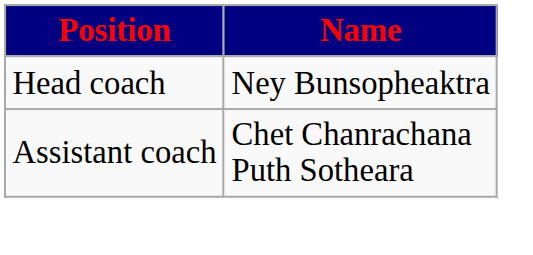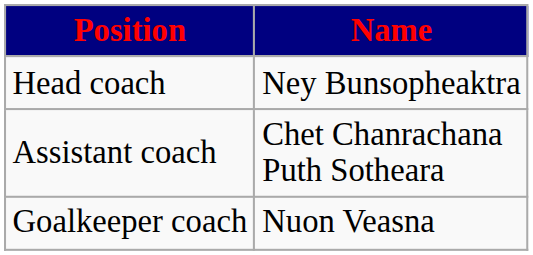+ row: (130, 222)
